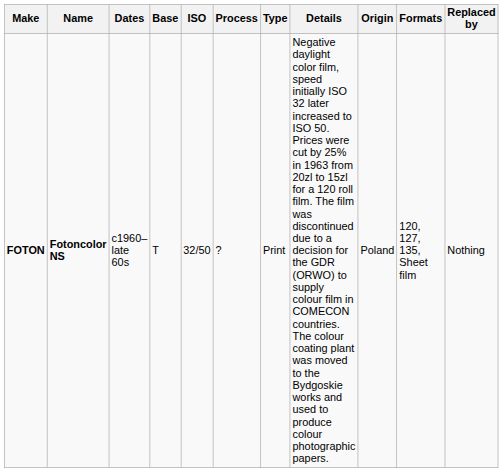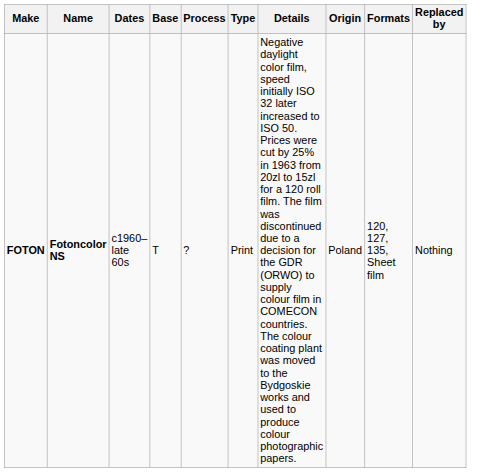- column: (197, 19)
